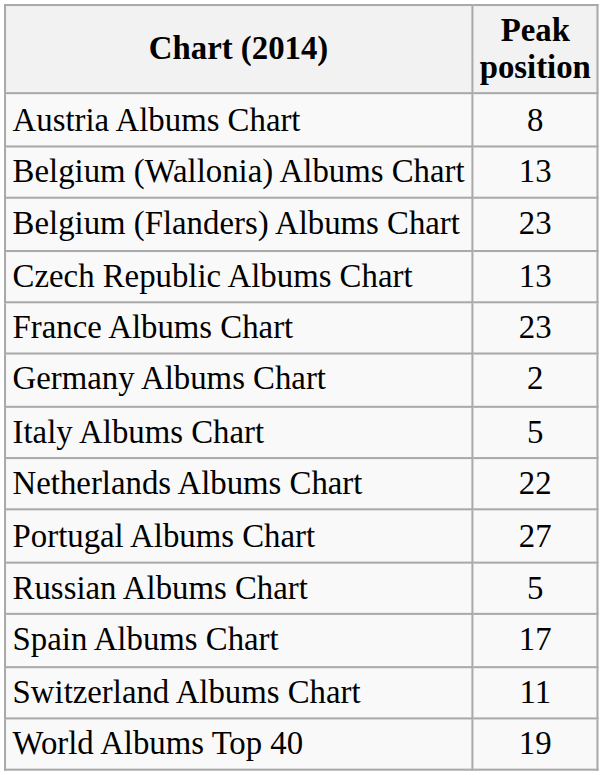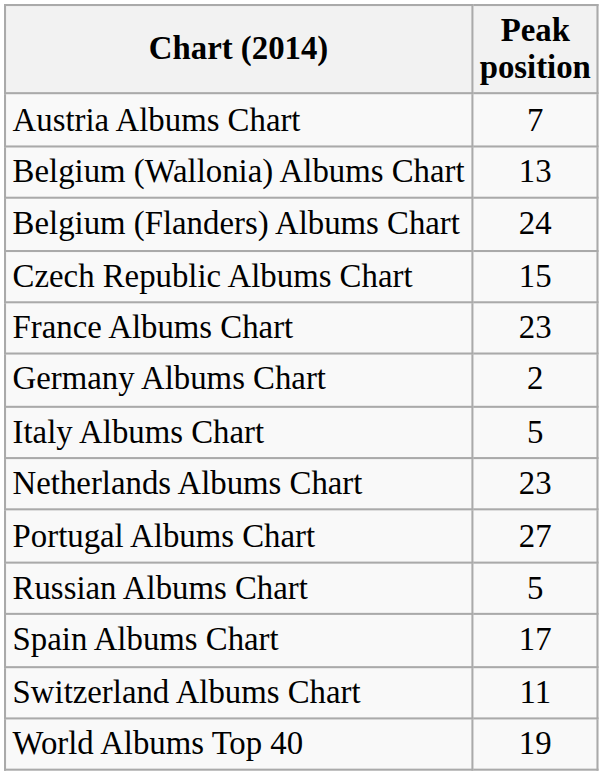(535, 119) 8 -> (535, 119) 7
(535, 223) 23 -> (535, 223) 24
(535, 275) 13 -> (535, 275) 15
(535, 483) 22 -> (535, 483) 23
